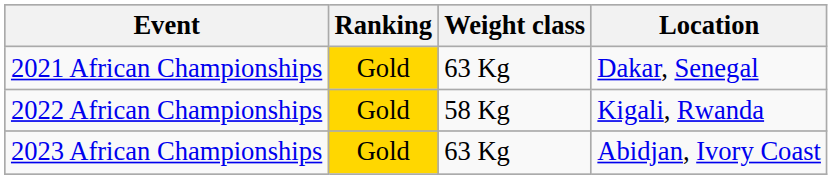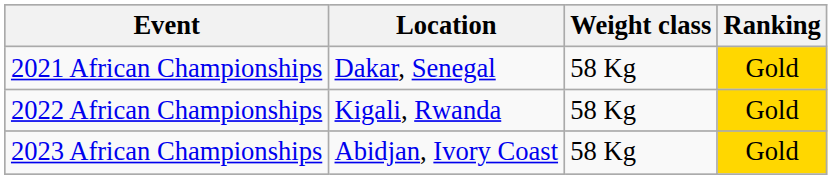columns swapped: (709, 25) <-> (383, 25)
(477, 67) 63 Kg -> (603, 67) 58 Kg
(477, 151) 63 Kg -> (603, 151) 58 Kg
